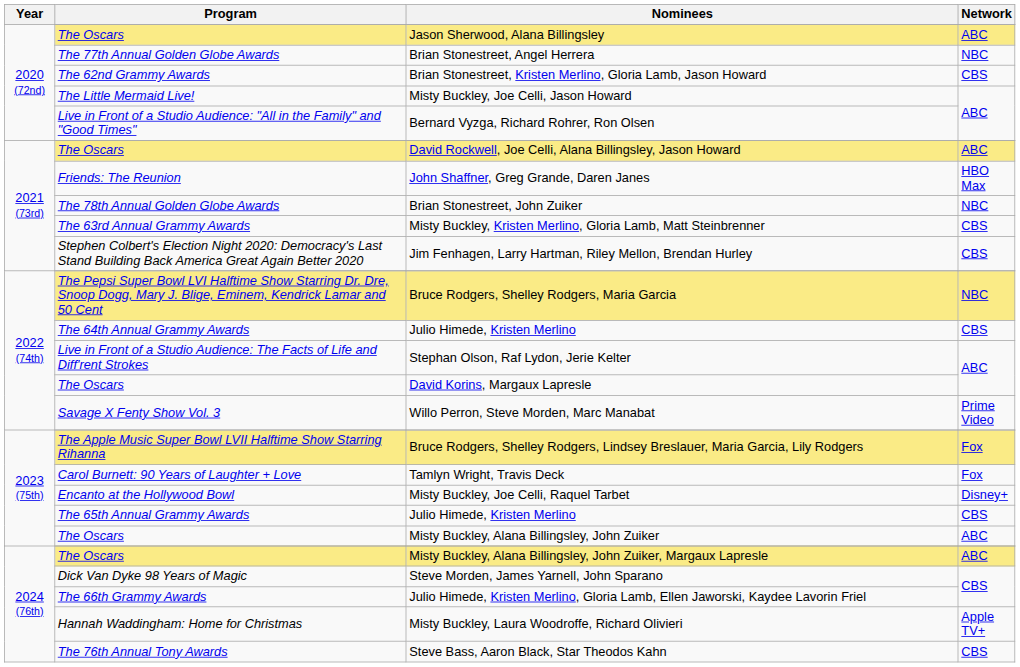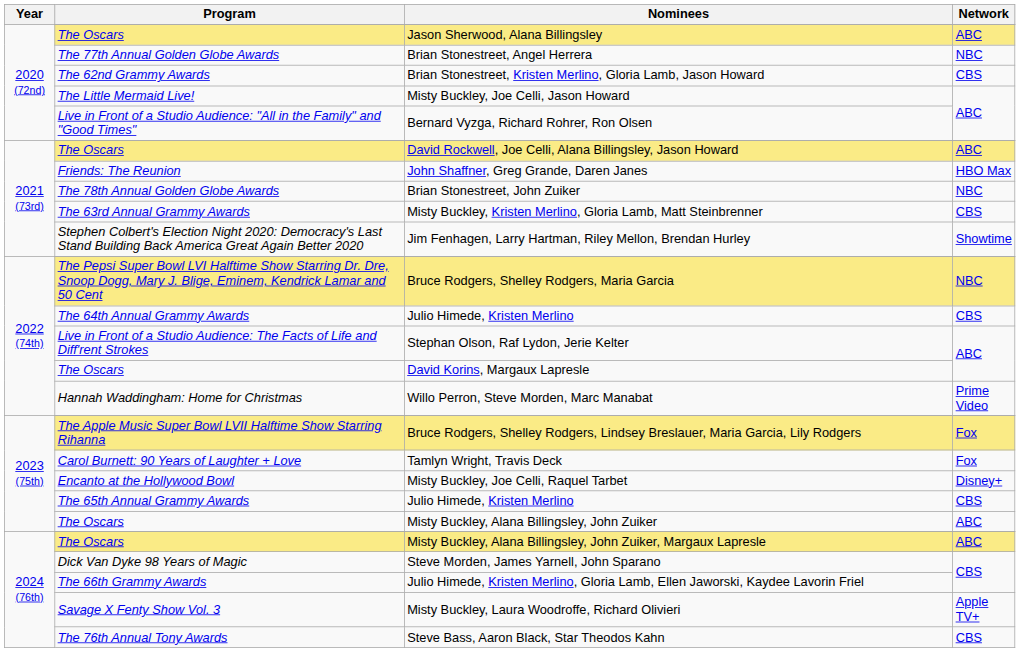(974, 253) CBS -> (984, 239) Showtime
(139, 412) Savage X Fenty Show Vol. 3 -> (180, 398) Hannah Waddingham: Home for Christmas
(180, 624) Hannah Waddingham: Home for Christmas -> (139, 609) Savage X Fenty Show Vol. 3
